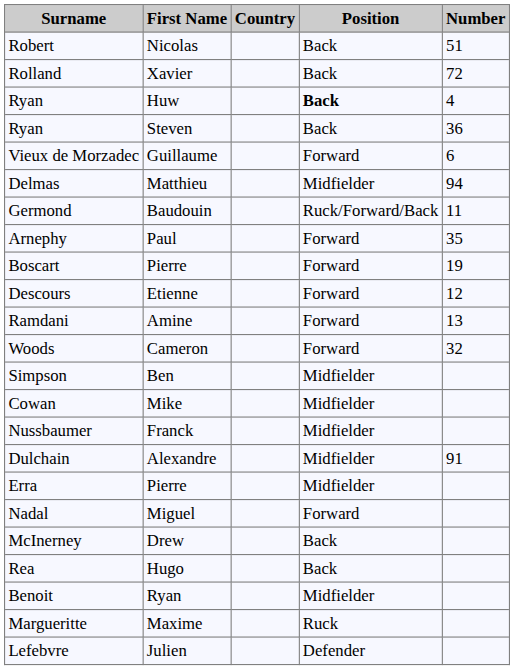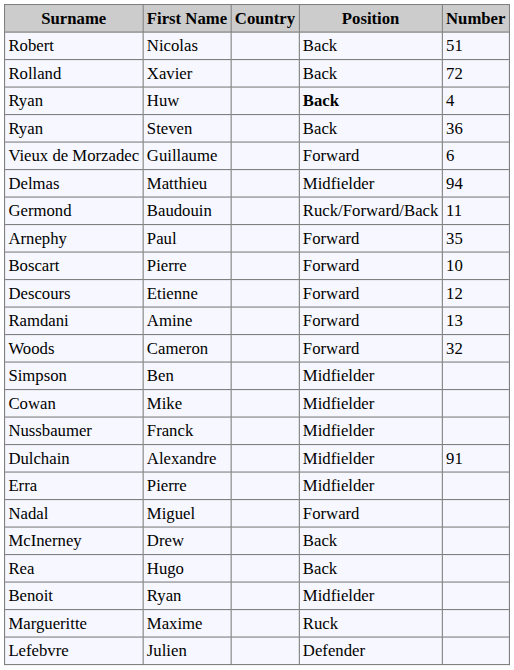(454, 265) 19 -> (454, 265) 10
